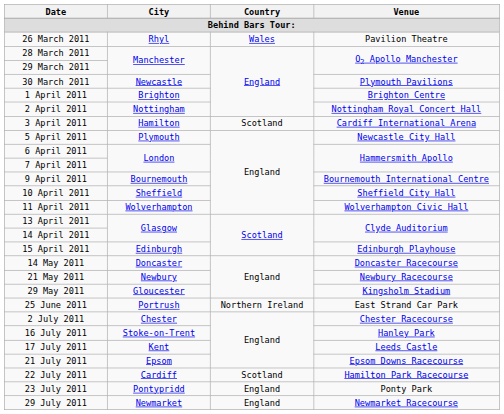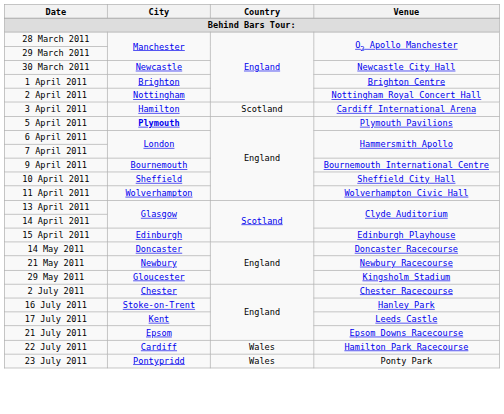- row: (56, 39)
(406, 81) Plymouth Pavilions -> (406, 67) Newcastle City Hall
(159, 137) normal -> (159, 123) bold
(406, 137) Newcastle City Hall -> (406, 123) Plymouth Pavilions
- row: (56, 305)
(262, 375) Scotland -> (262, 347) Wales
(262, 389) England -> (262, 361) Wales
- row: (56, 403)
